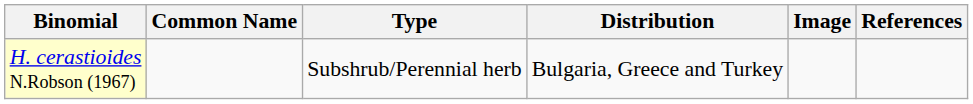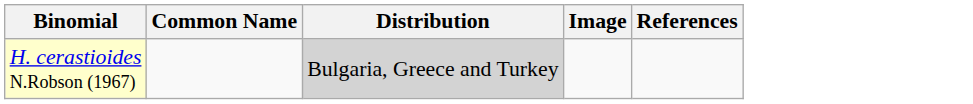- column: (414, 21)
(657, 68) no background -> (433, 68) lightgrey background
